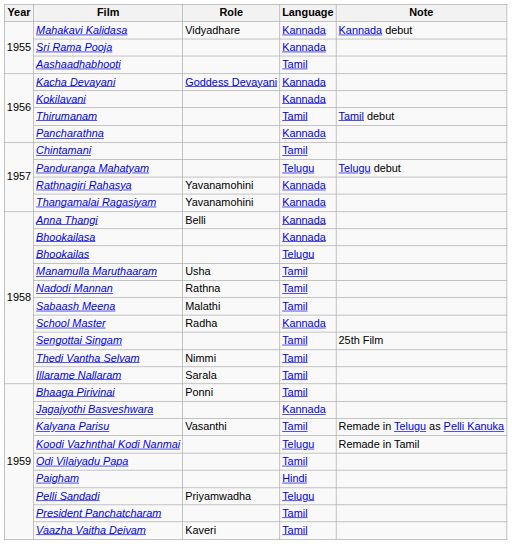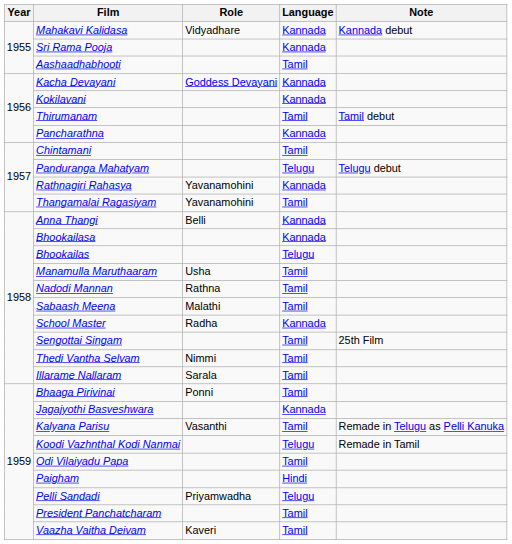(304, 202) Kannada -> (295, 202) Tamil
